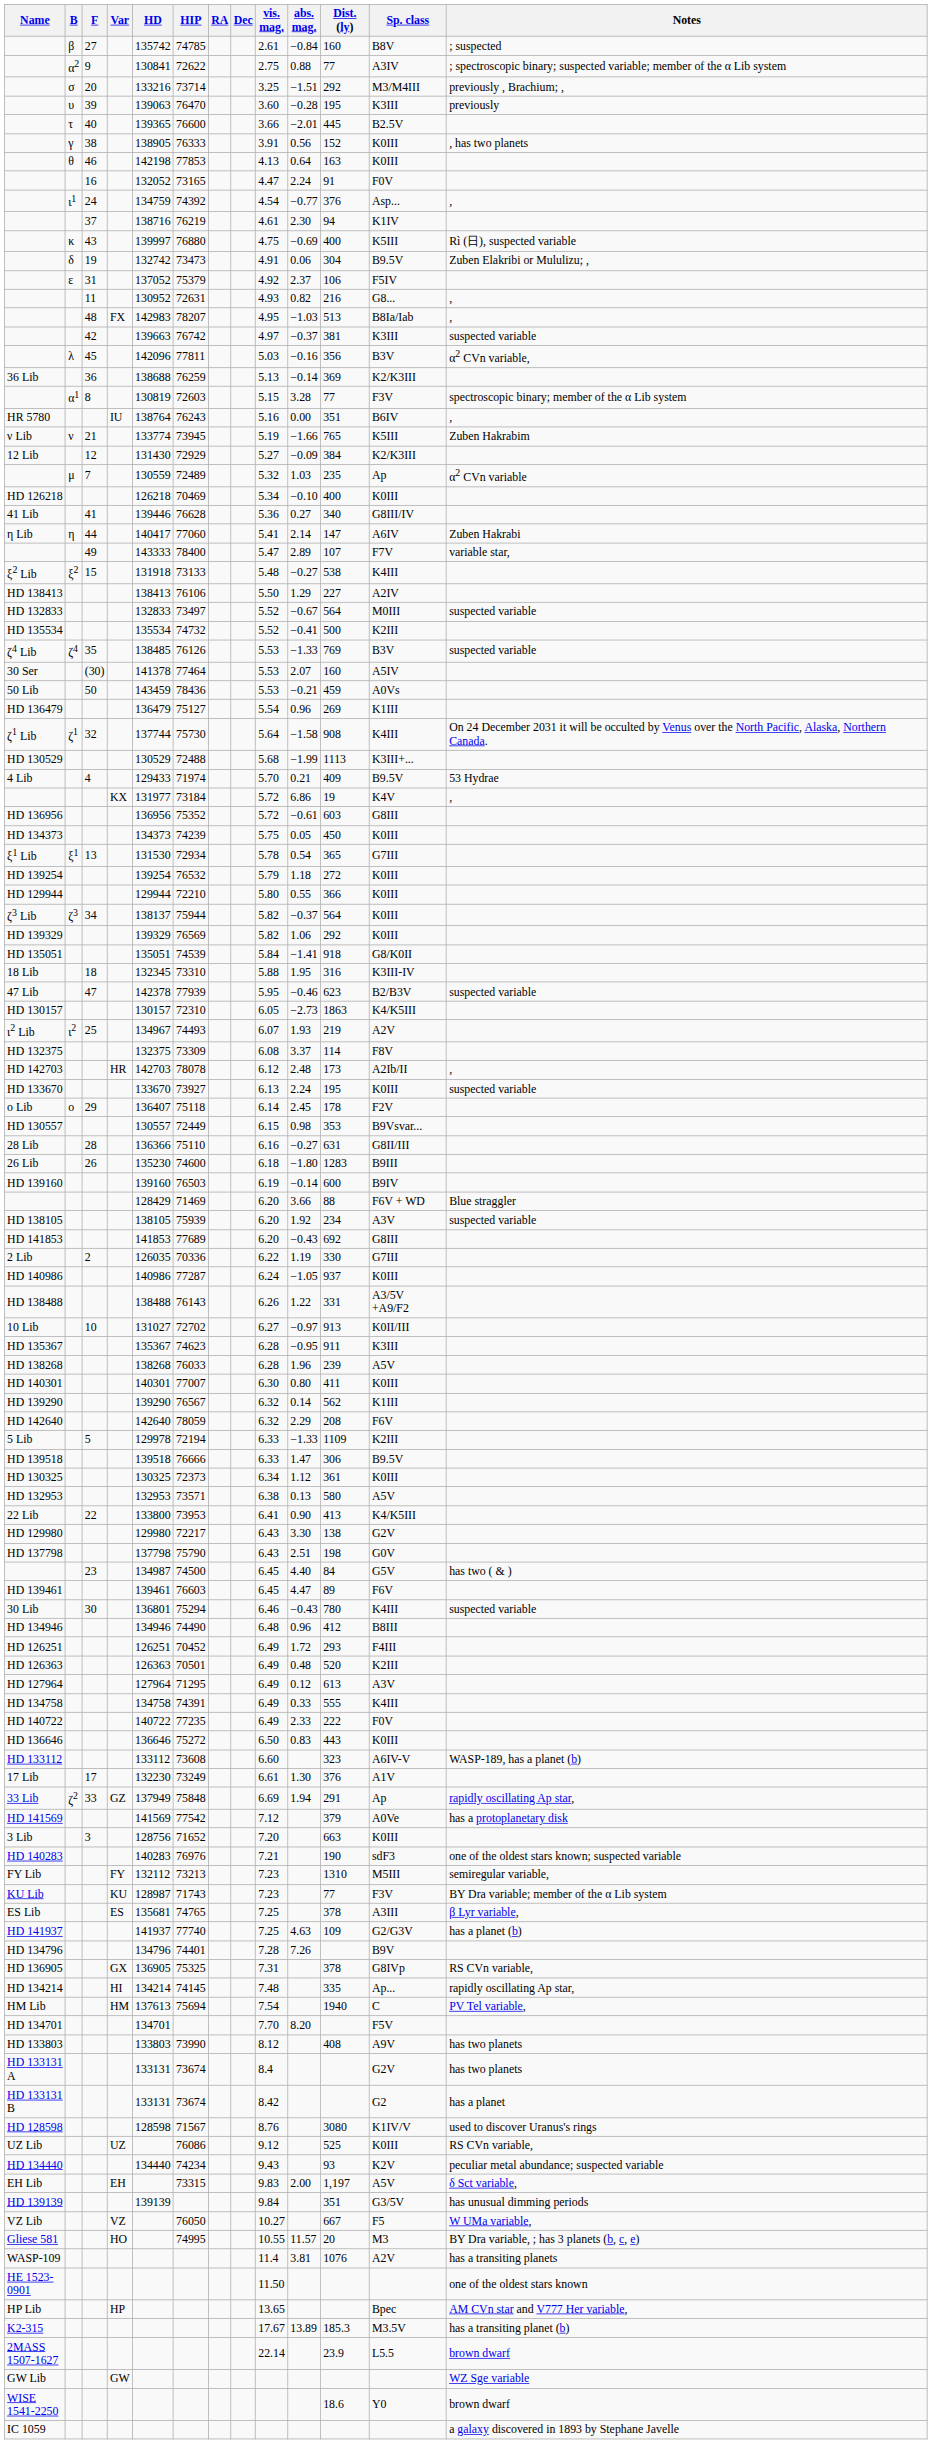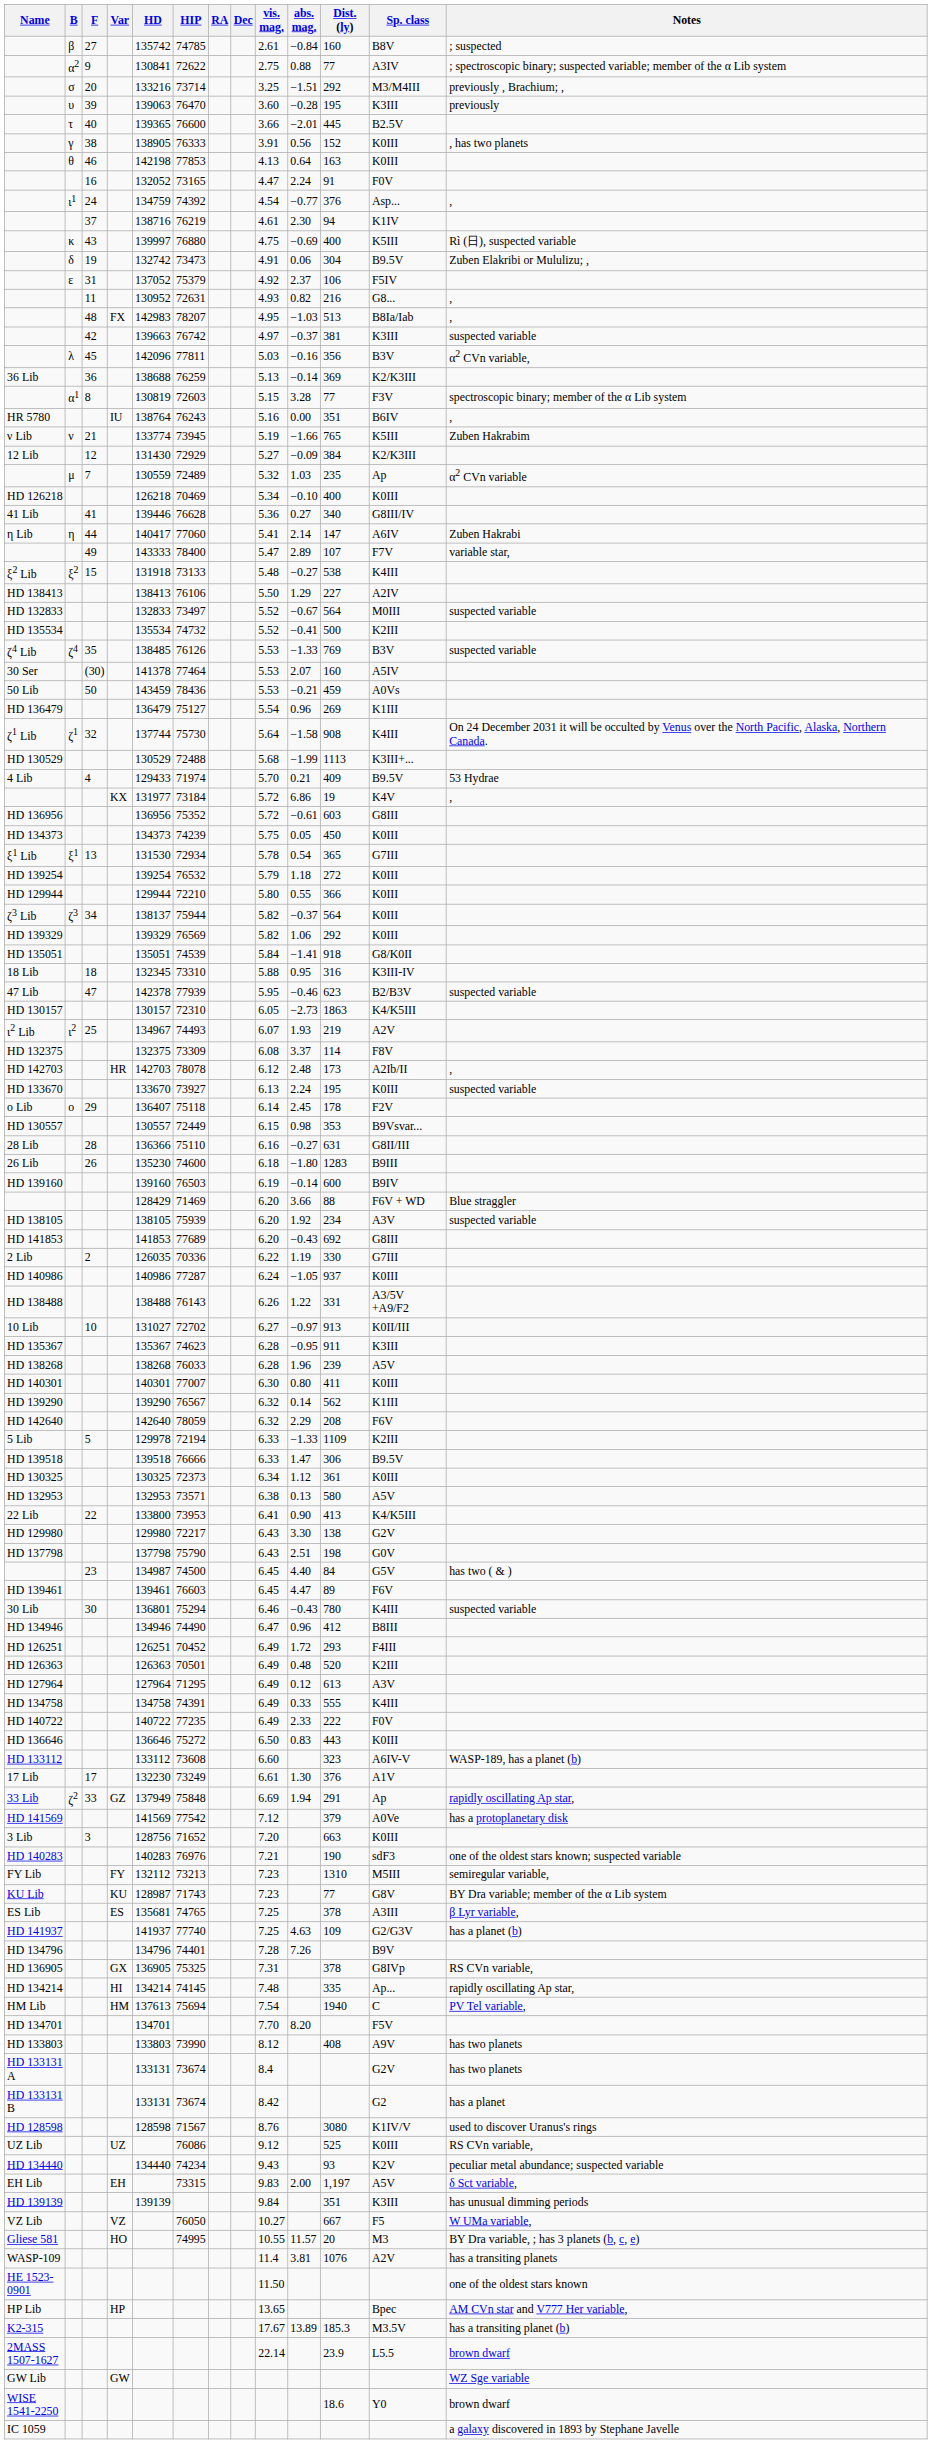(301, 972) 1.95 -> (301, 972) 0.95
(269, 1627) 6.48 -> (269, 1627) 6.47
(382, 1893) F3V -> (383, 1893) G8V
(388, 2202) G3/5V -> (385, 2202) K3III
